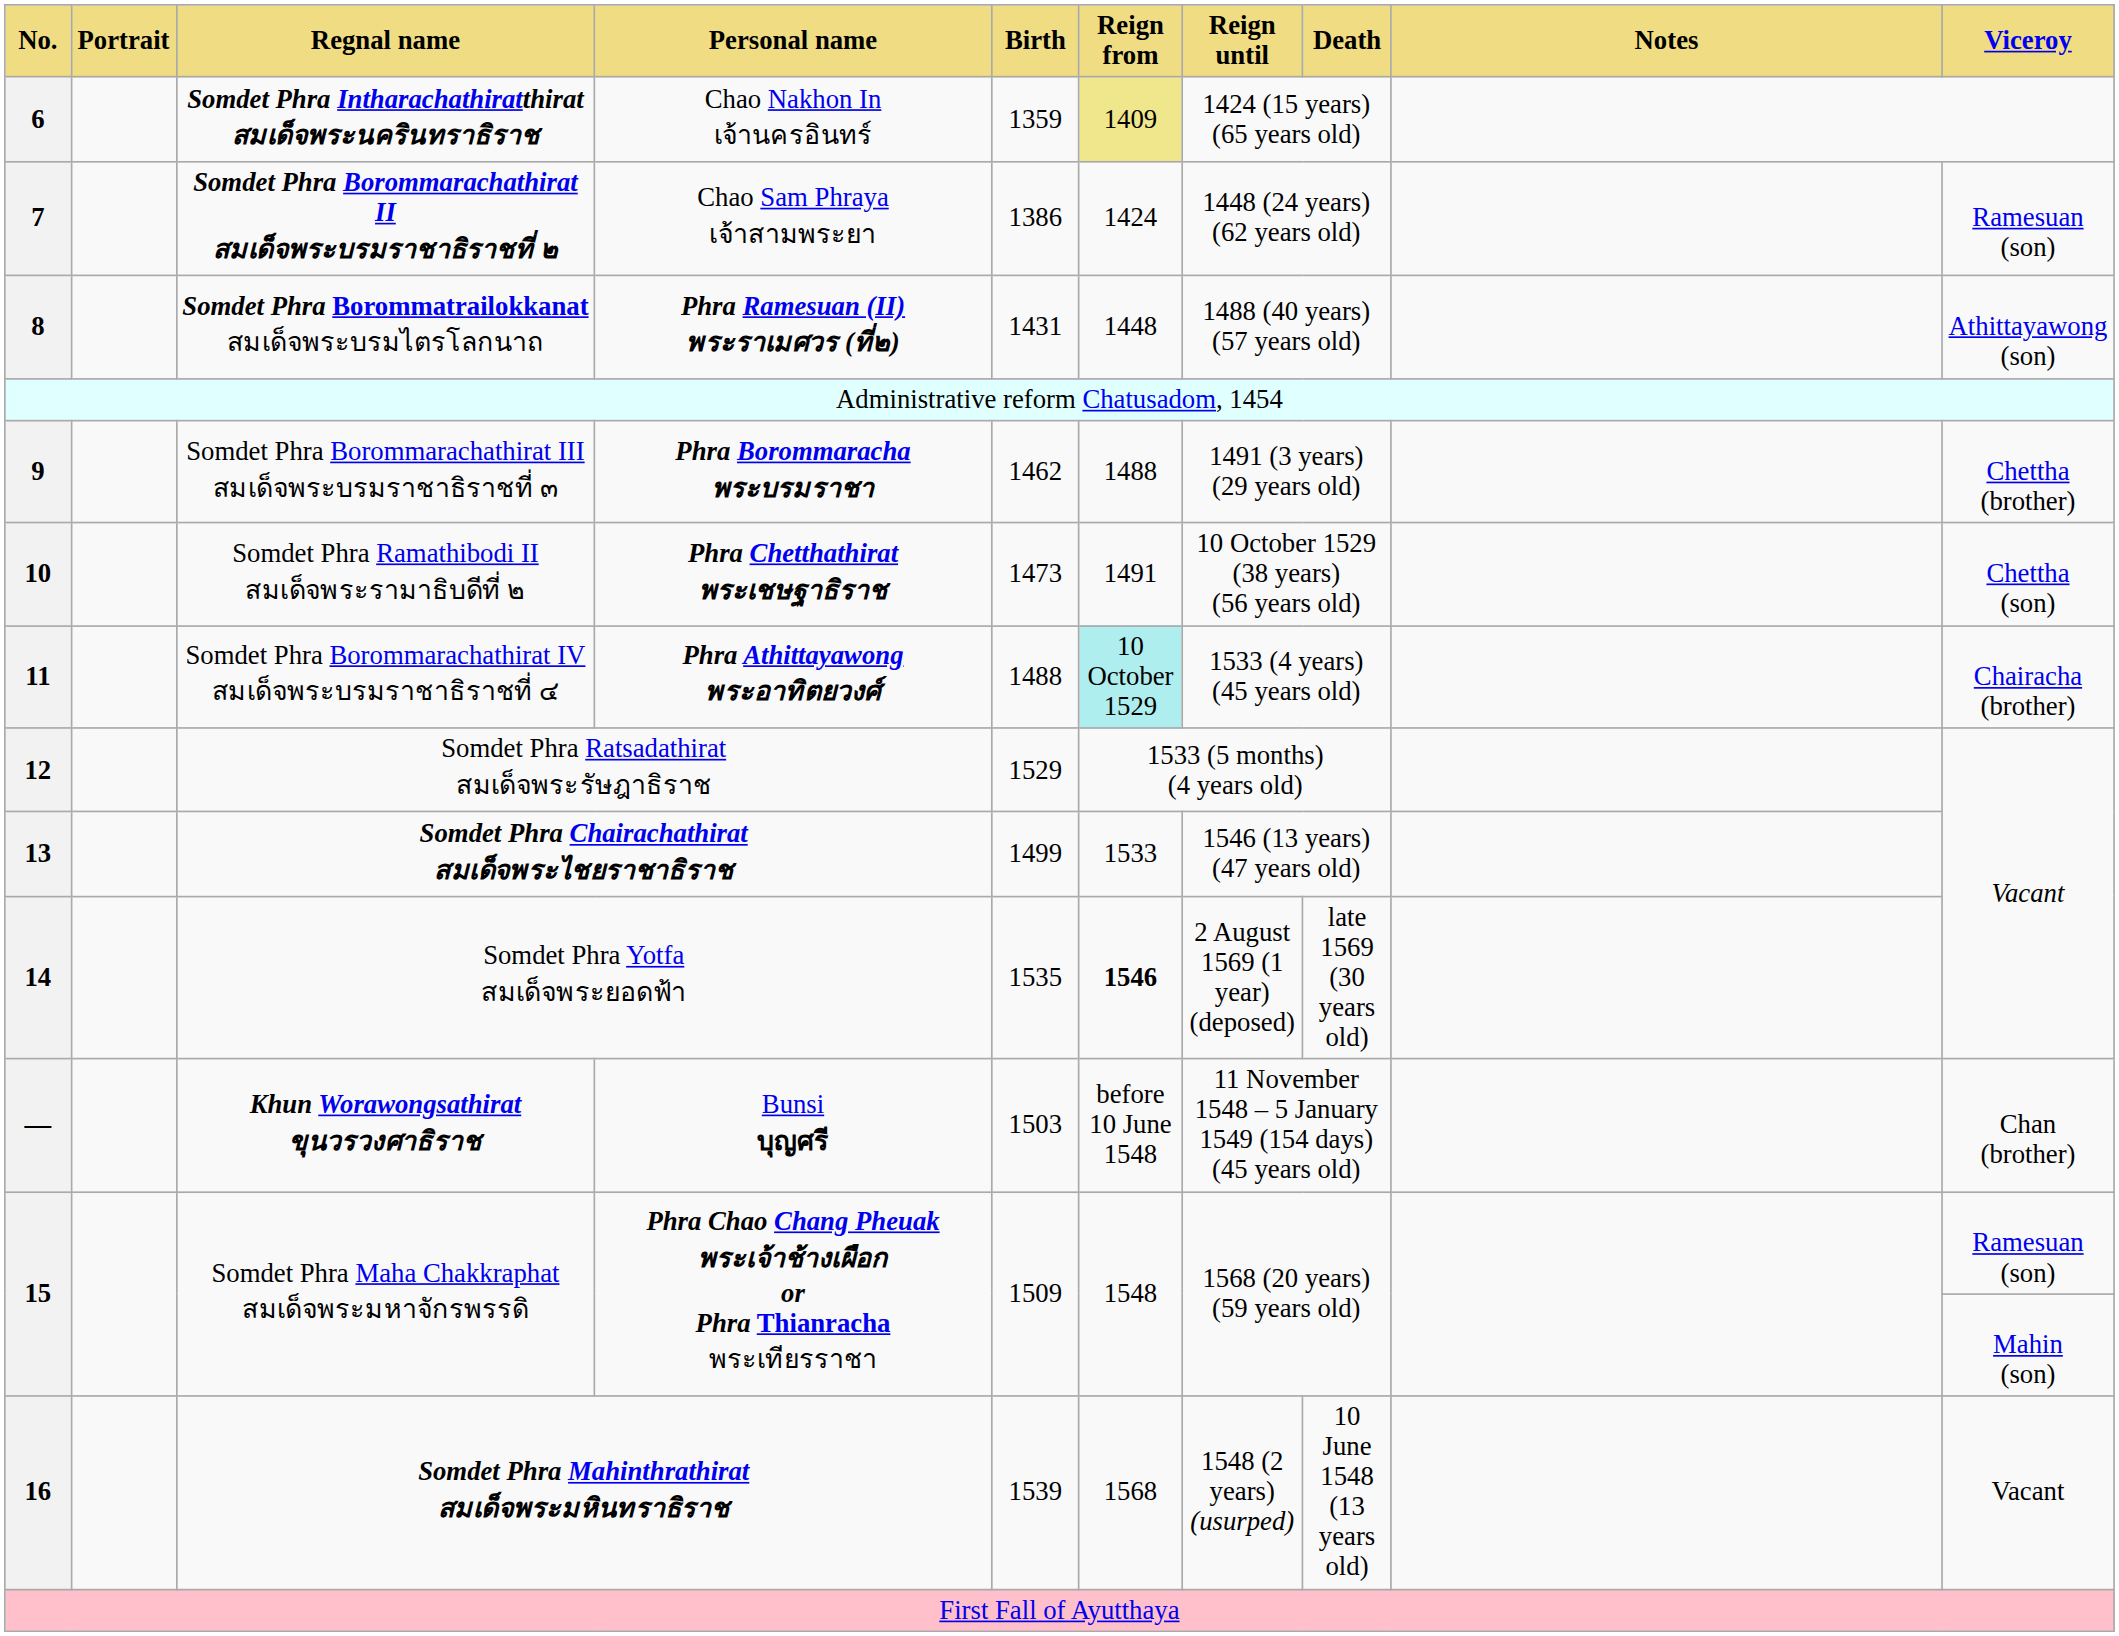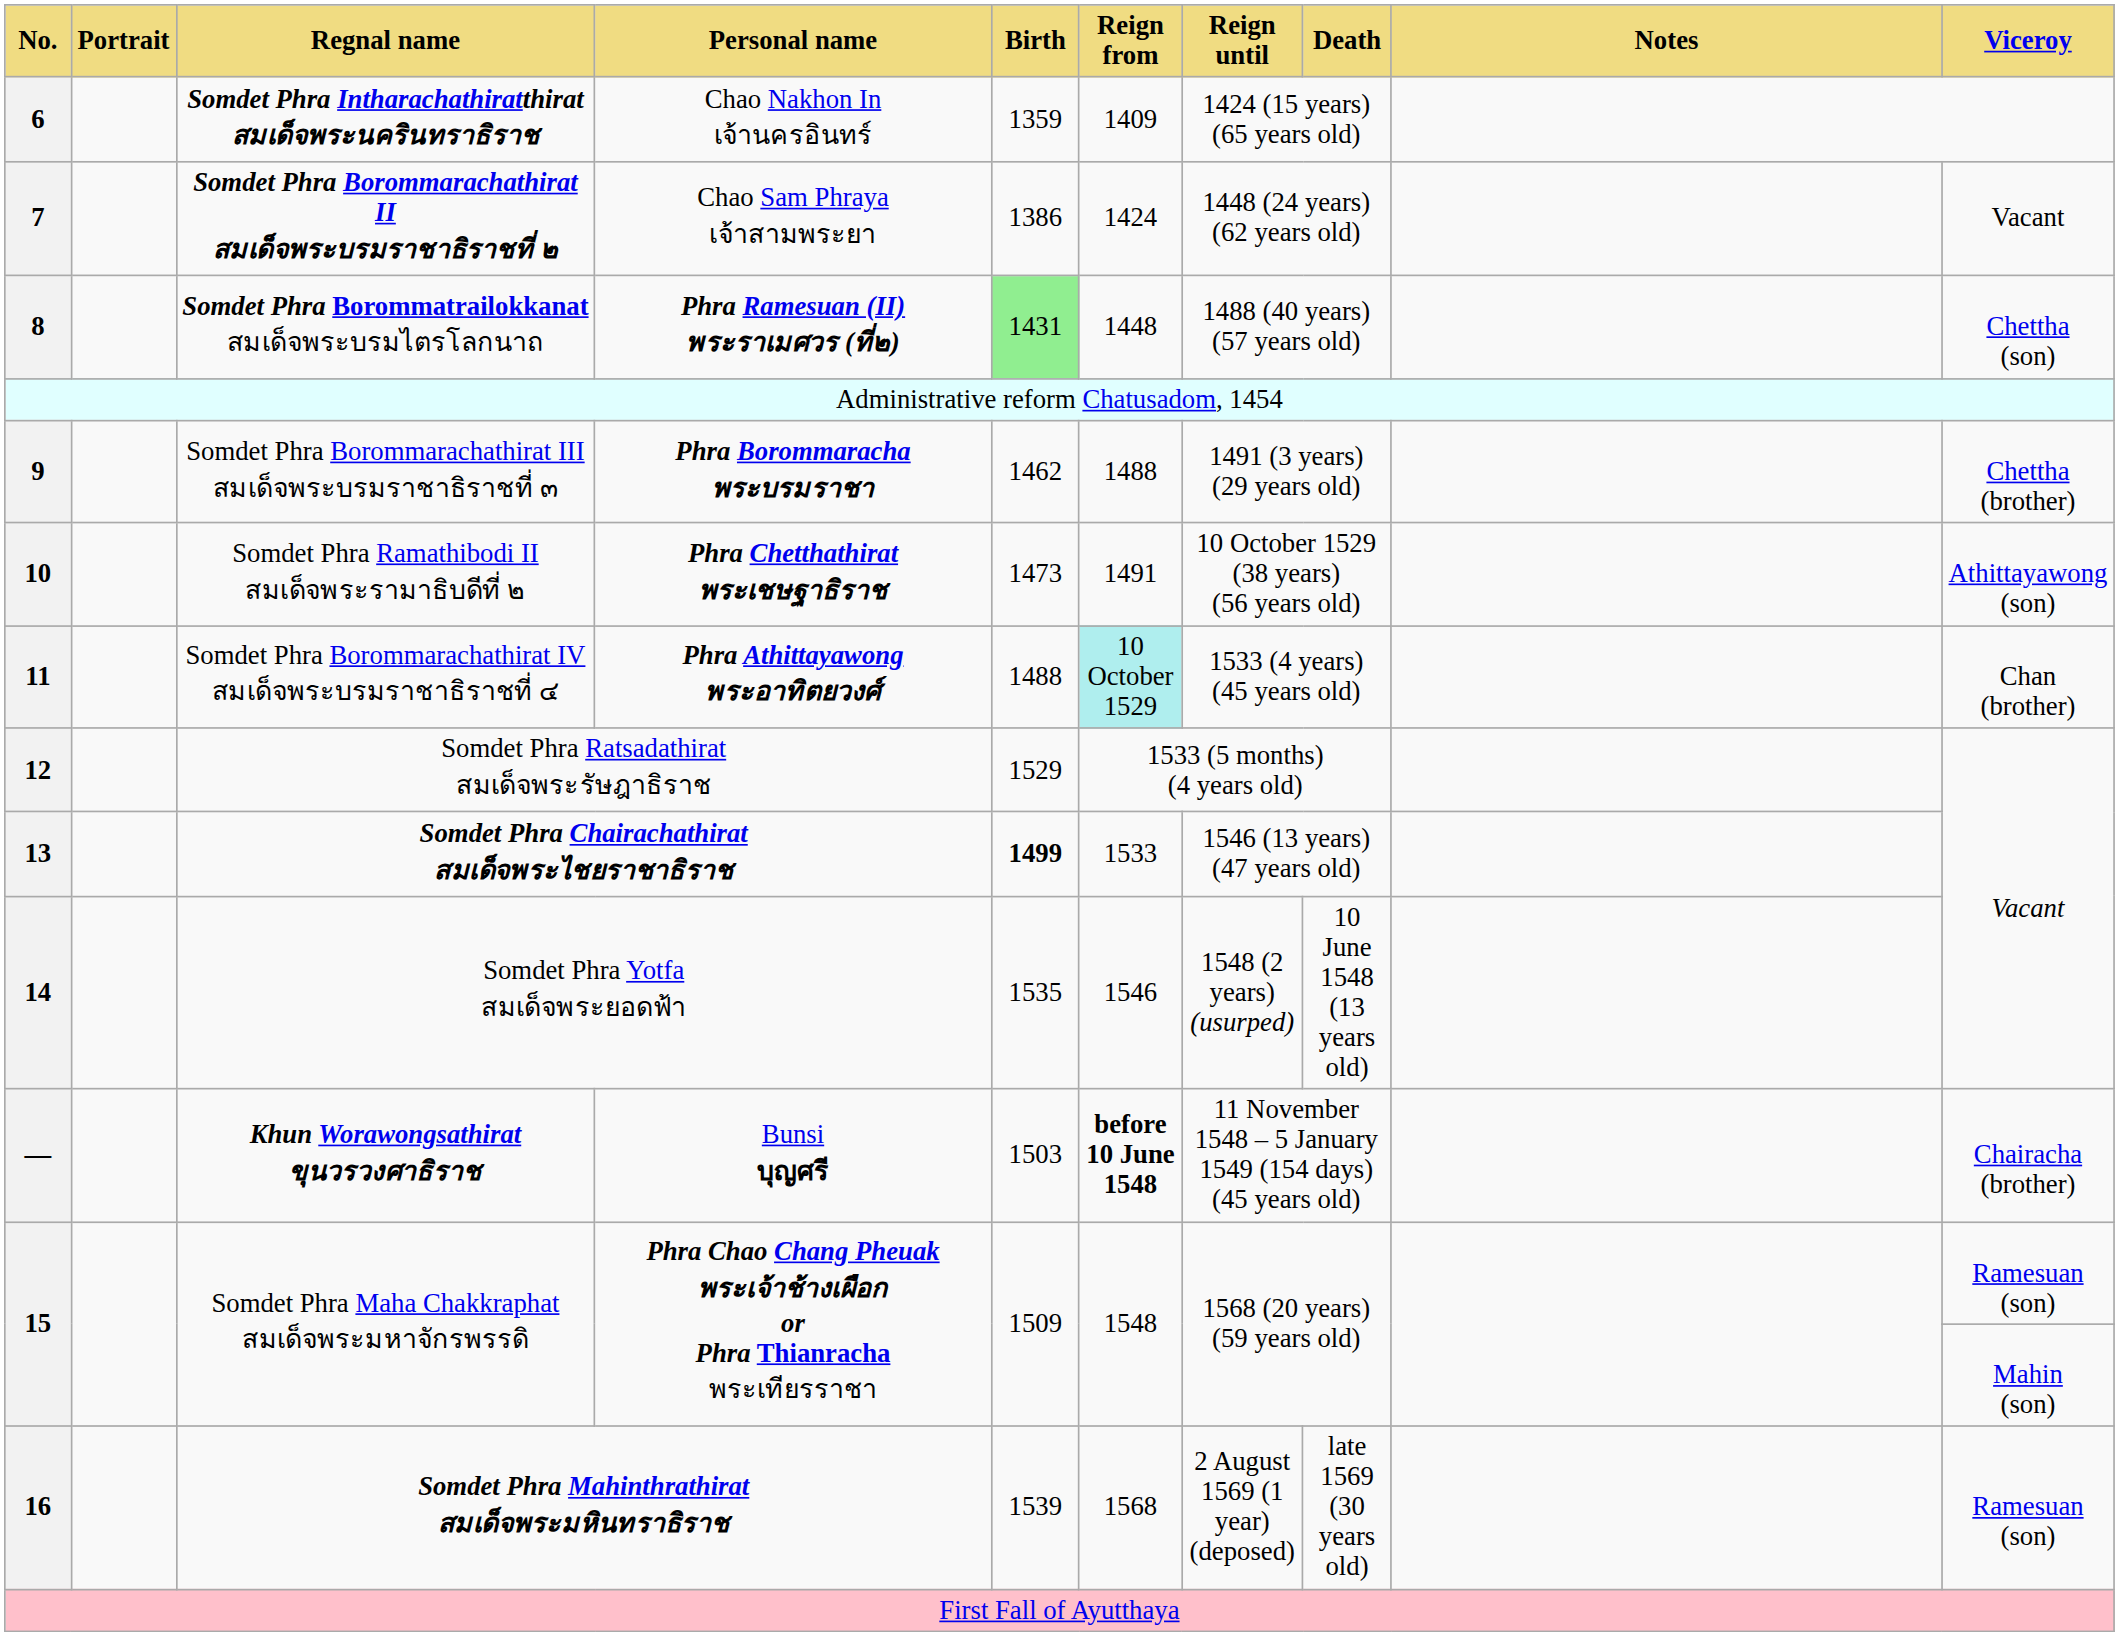(1130, 118) khaki background -> (1130, 118) no background
(2028, 233) Ramesuan (son) -> (2028, 218) Vacant
(1035, 326) no background -> (1035, 326) lightgreen background
(2028, 341) Athittayawong (son) -> (2028, 341) Chettha (son)
(2028, 588) Chettha (son) -> (2028, 588) Athittayawong (son)
(2028, 691) Chairacha (brother) -> (2028, 691) Chan (brother)
(1035, 853) normal -> (1035, 853) bold
(1130, 977) bold -> (1130, 992) normal
(1242, 977) 2 August 1569 (1 year) (deposed) -> (1242, 992) 1548 (2 years) (usurped)
(1347, 977) late 1569 (30 years old) -> (1347, 992) 10 June 1548 (13 years old)
(1130, 1124) normal -> (1130, 1154) bold
(2028, 1139) Chan (brother) -> (2028, 1169) Chairacha (brother)
(1242, 1492) 1548 (2 years) (usurped) -> (1242, 1507) 2 August 1569 (1 year) (deposed)
(1347, 1492) 10 June 1548 (13 years old) -> (1347, 1507) late 1569 (30 years old)
(2028, 1492) Vacant -> (2028, 1522) Ramesuan (son)
